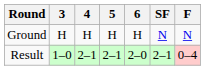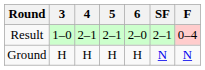rows swapped: (27, 34) <-> (27, 55)
